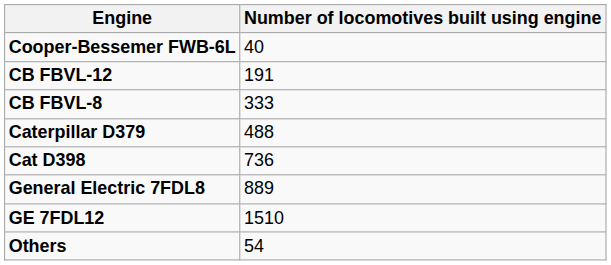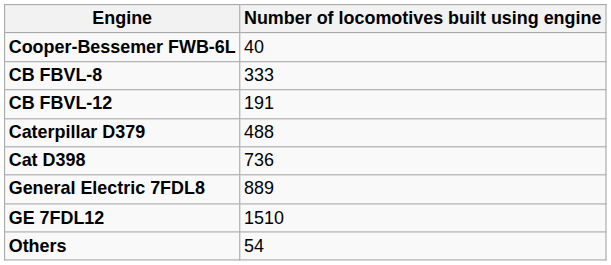rows swapped: (55, 103) <-> (60, 75)
